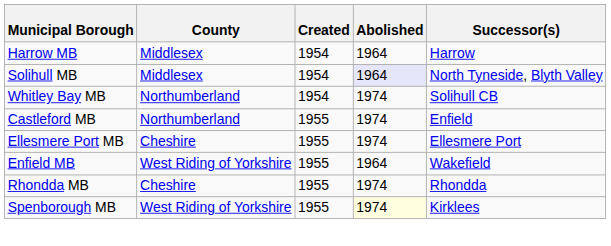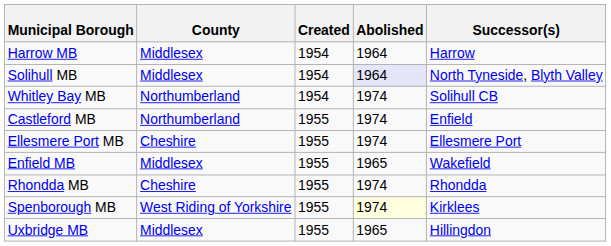(216, 163) West Riding of Yorkshire -> (171, 163) Middlesex
(372, 163) 1964 -> (372, 163) 1965
+ row: (48, 229)
